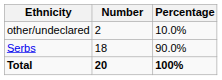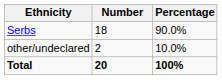rows swapped: (21, 48) <-> (48, 30)
